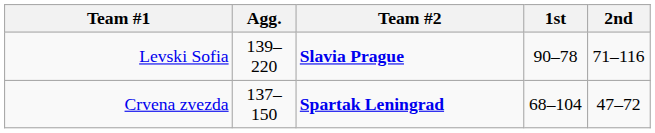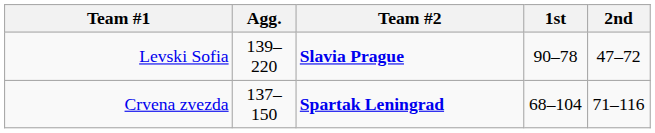(619, 56) 71–116 -> (619, 56) 47–72
(619, 103) 47–72 -> (619, 103) 71–116
